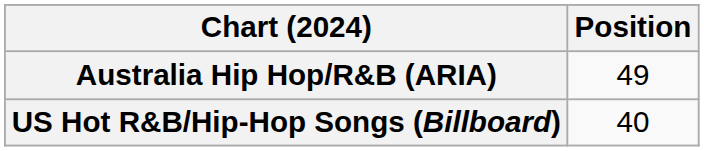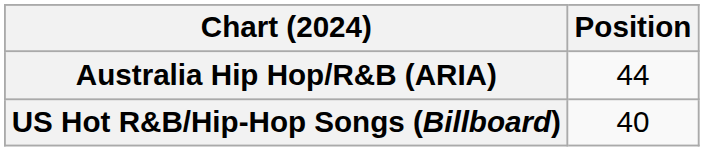(633, 74) 49 -> (633, 74) 44
